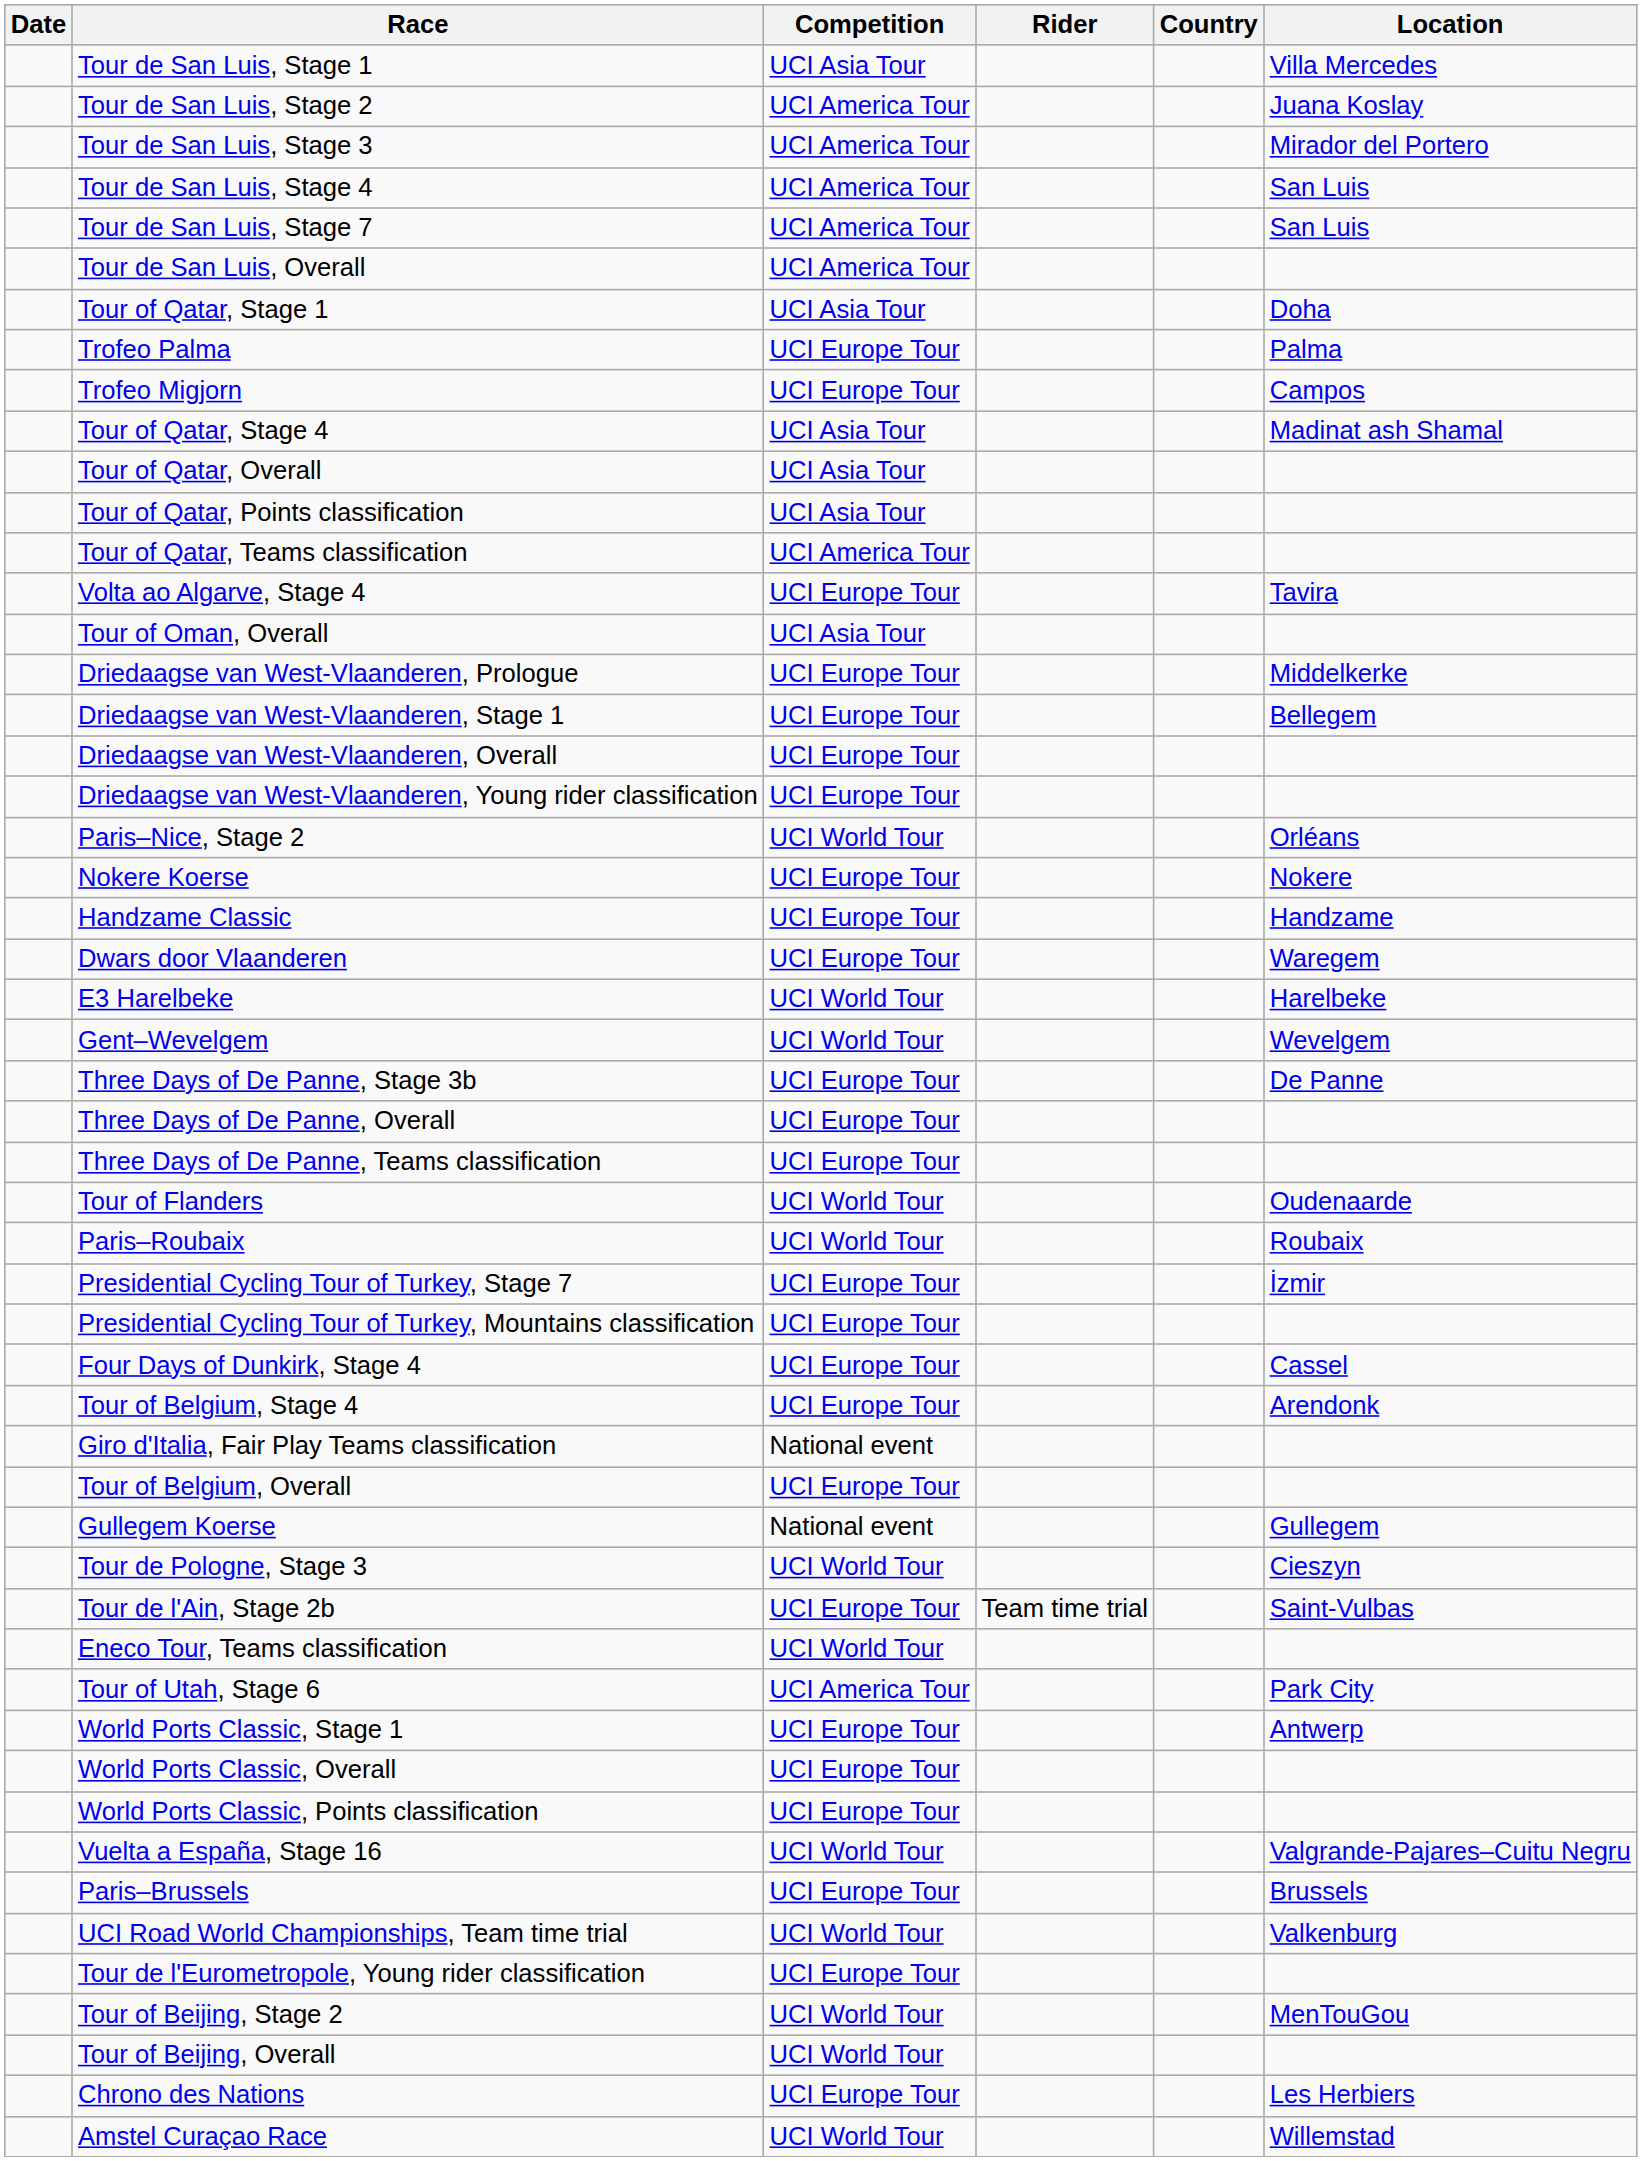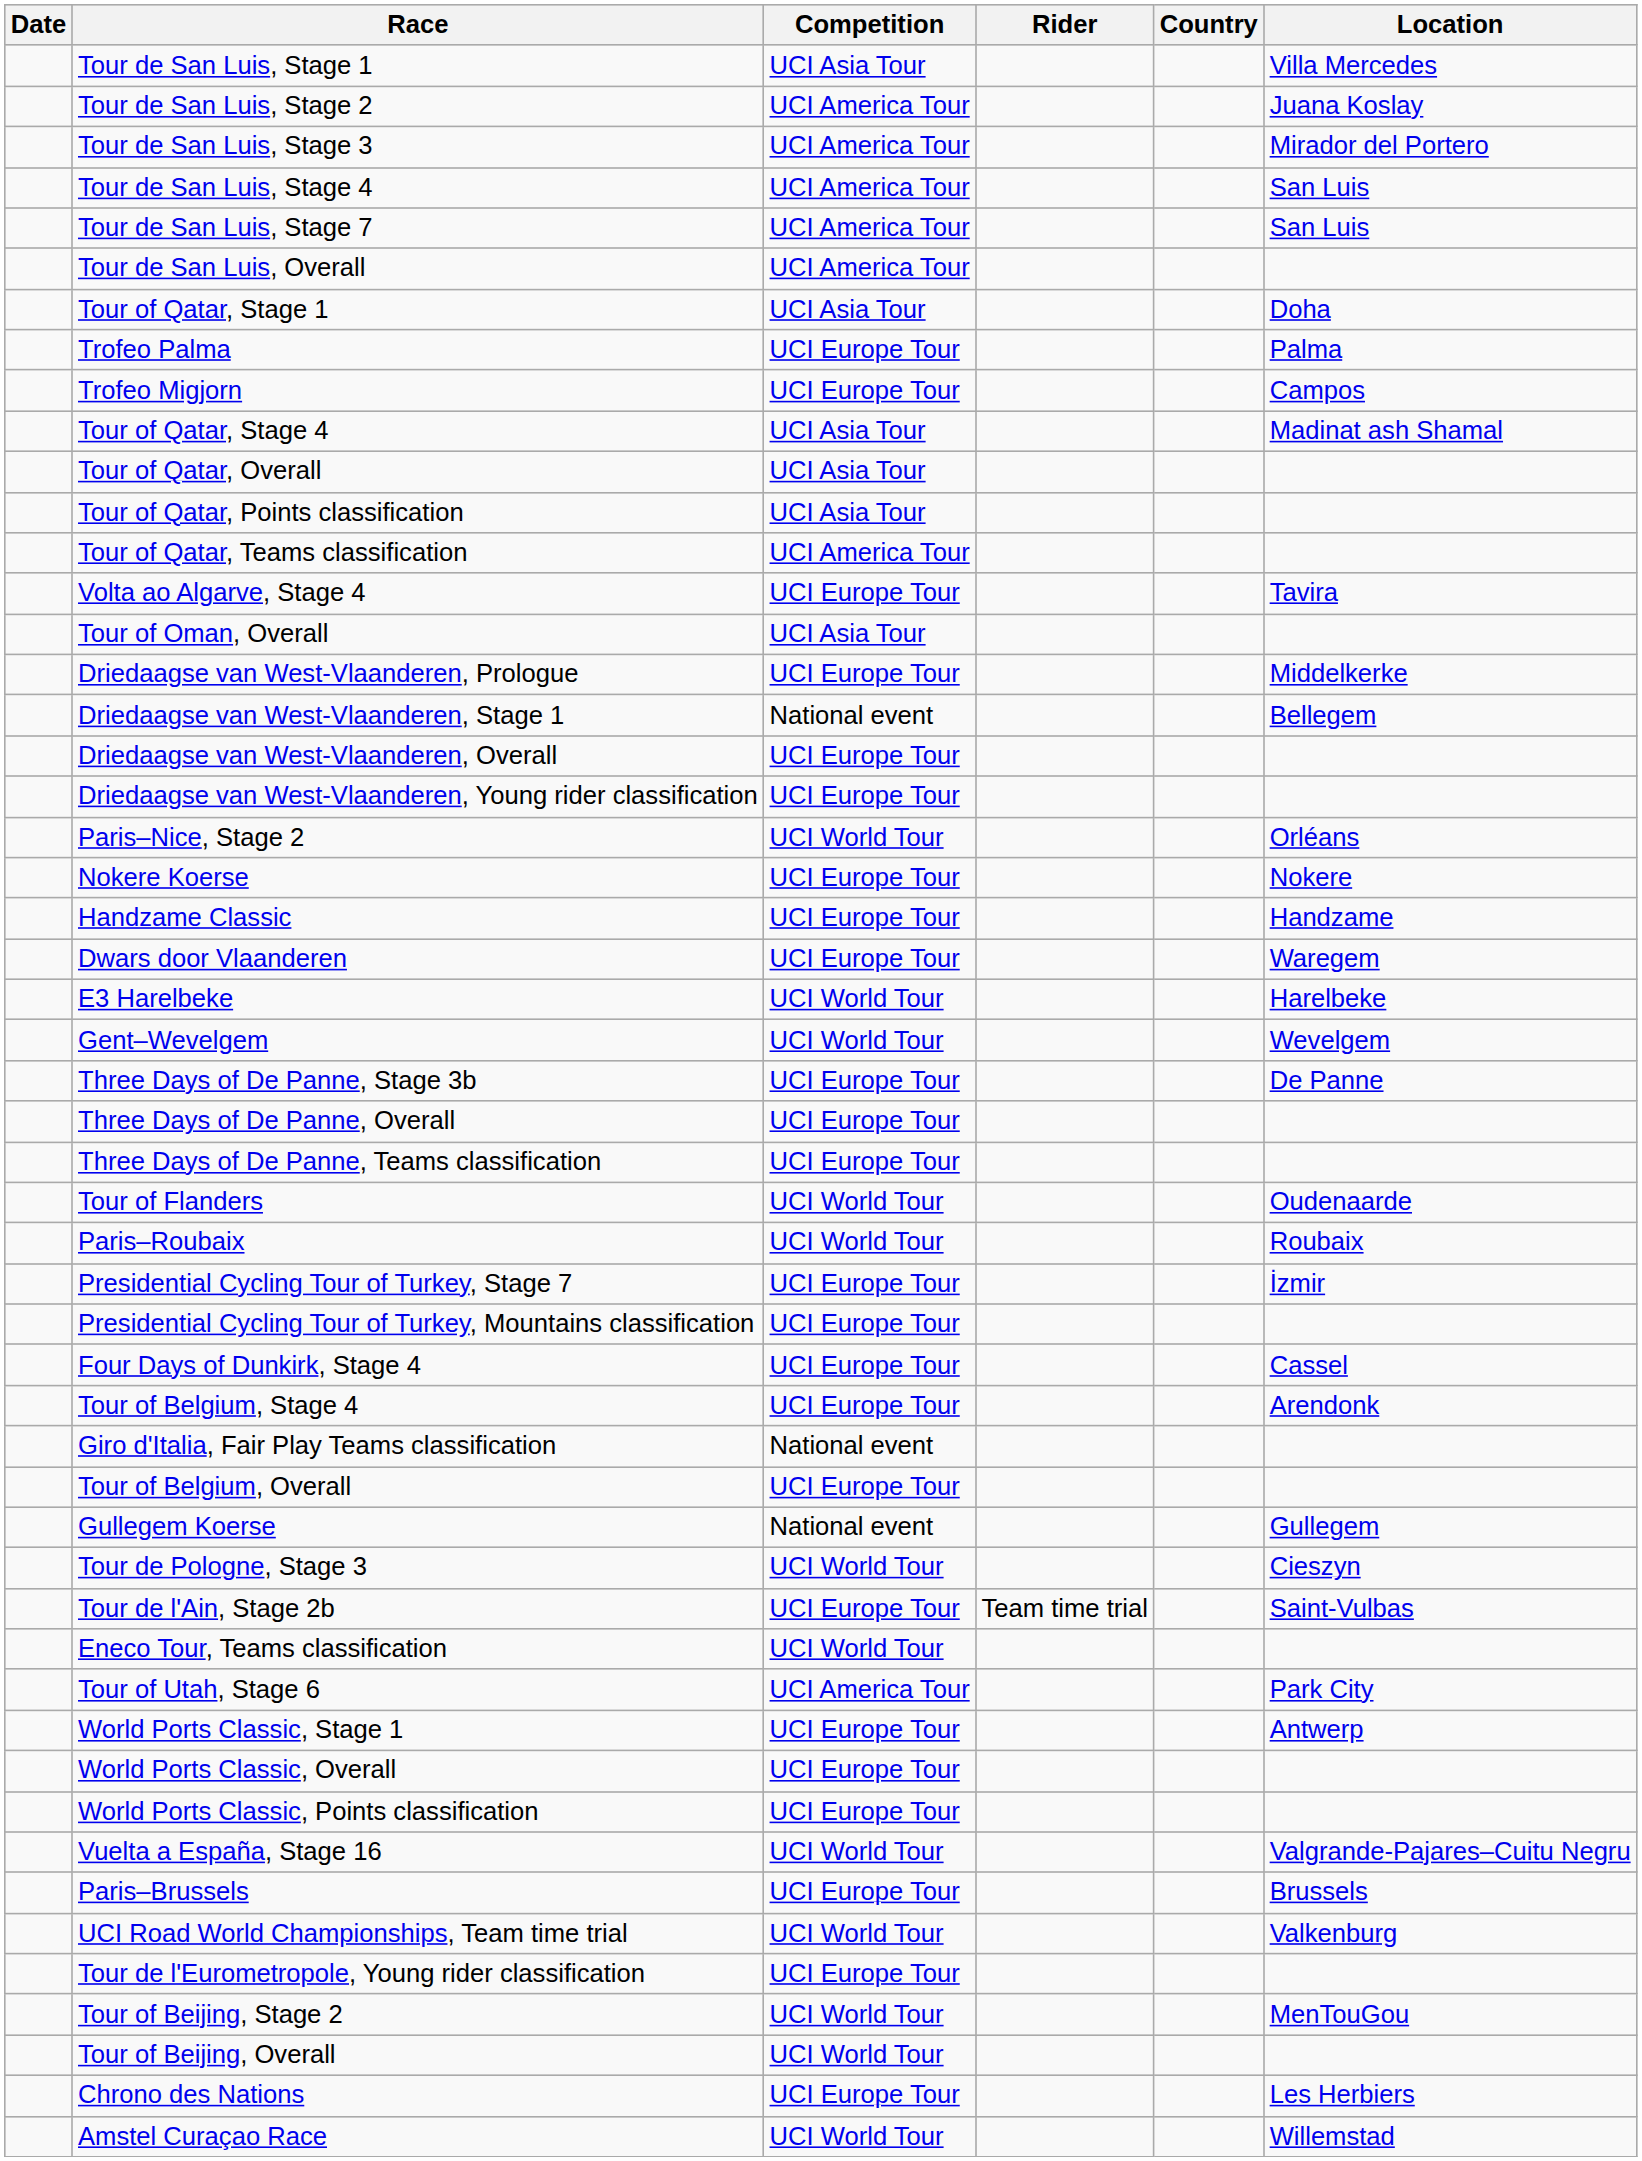(865, 715) UCI Europe Tour -> (851, 715) National event
